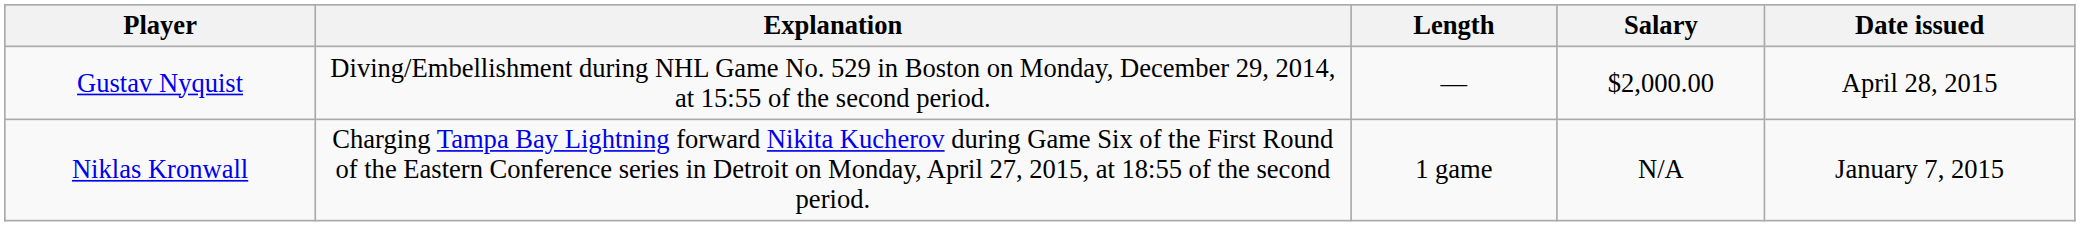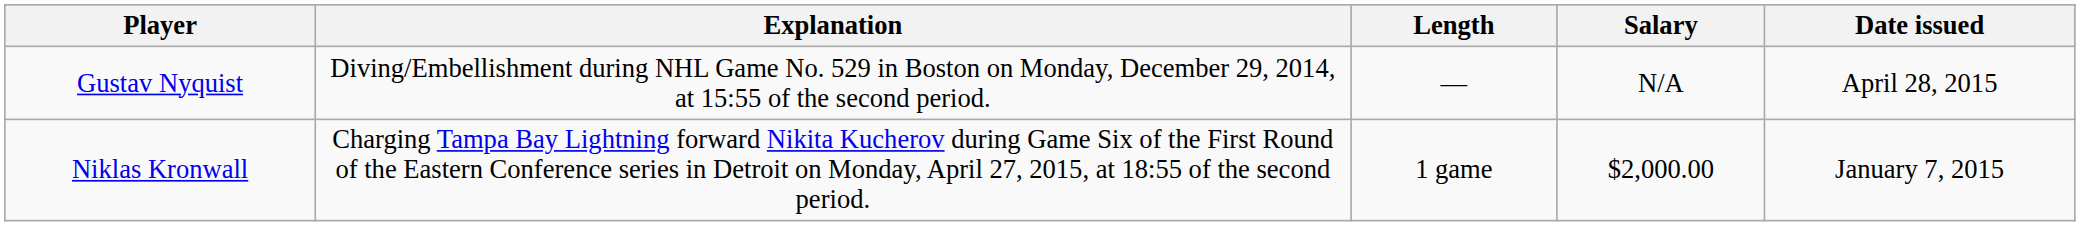(1661, 82) $2,000.00 -> (1661, 82) N/A
(1661, 169) N/A -> (1661, 169) $2,000.00
